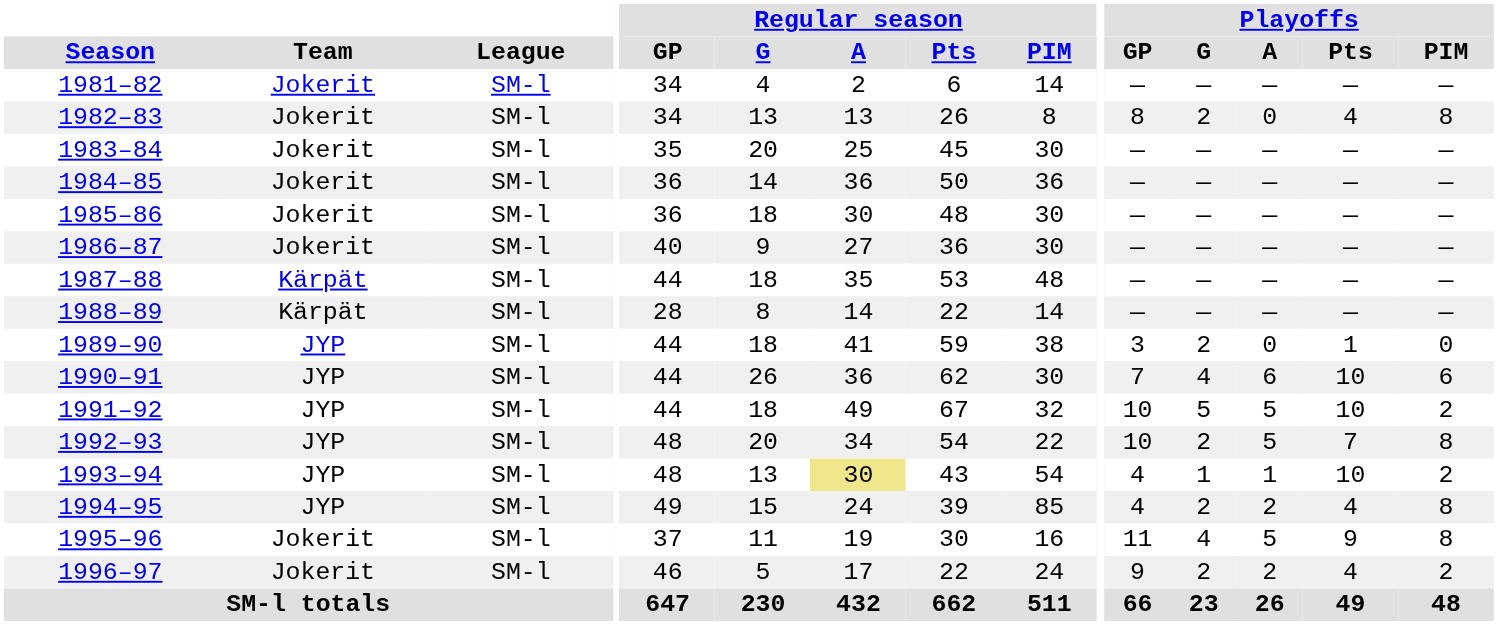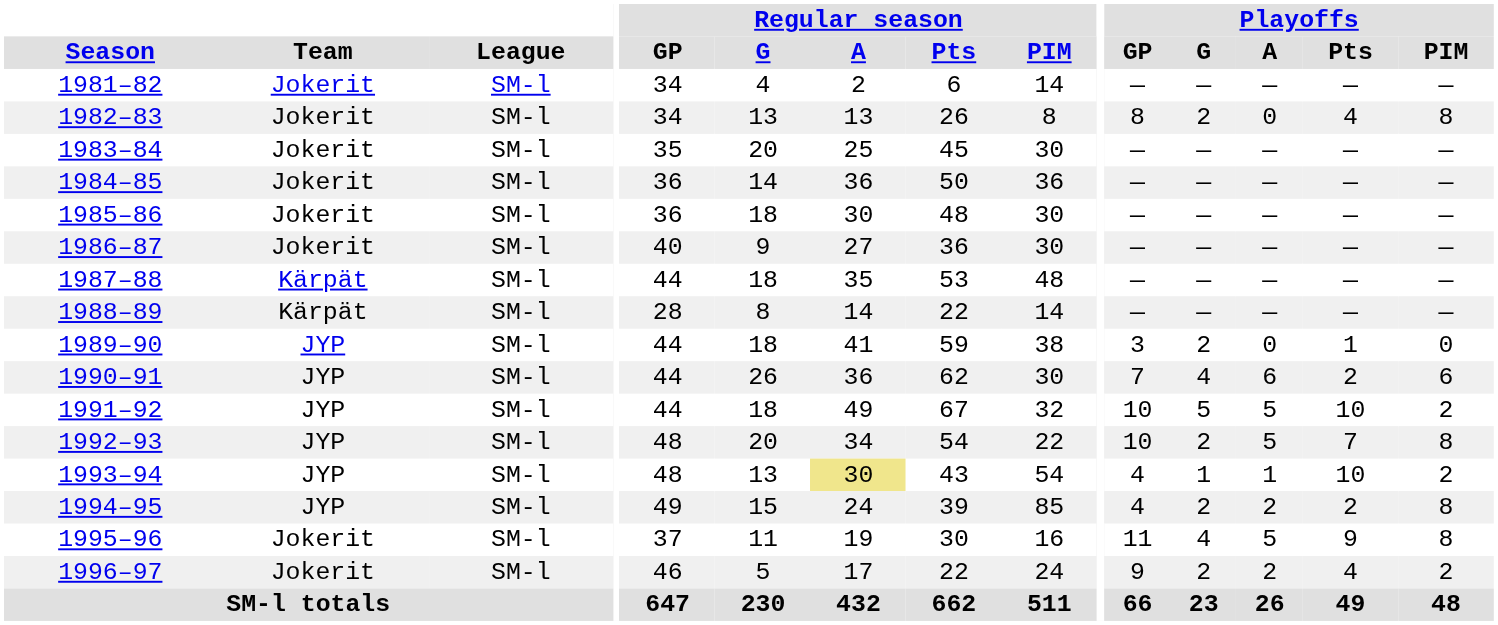(1351, 377) 10 -> (1350, 377) 2
(1350, 507) 4 -> (1350, 507) 2
